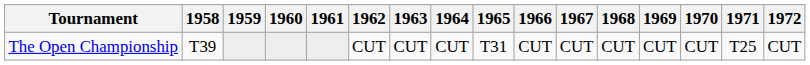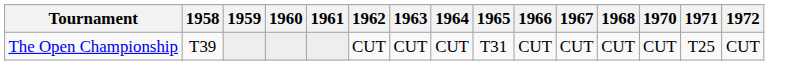- column: (660, 18)
